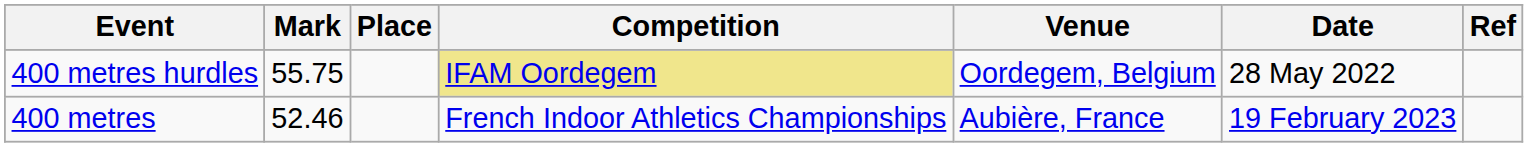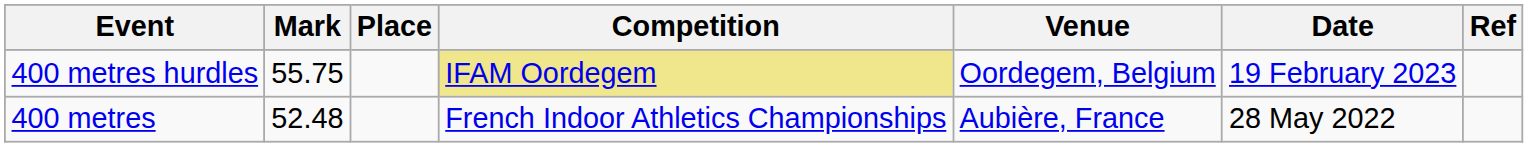(1312, 73) 28 May 2022 -> (1343, 73) 19 February 2023
(307, 118) 52.46 -> (307, 118) 52.48
(1343, 118) 19 February 2023 -> (1312, 118) 28 May 2022
